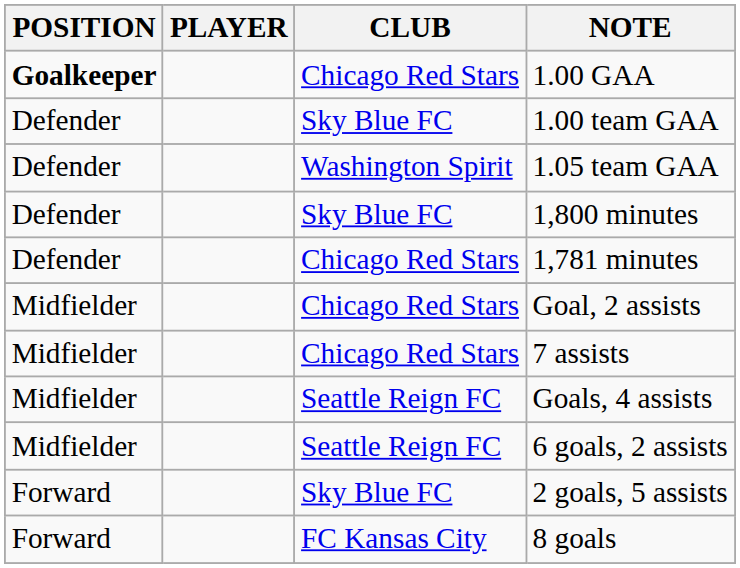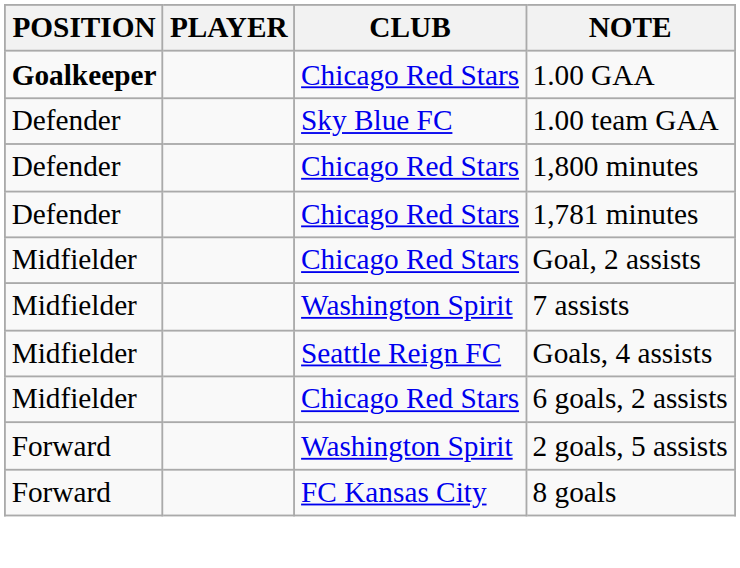- row: (626, 167)
(377, 213) Sky Blue FC -> (410, 167) Chicago Red Stars
(410, 352) Chicago Red Stars -> (407, 306) Washington Spirit
(401, 445) Seattle Reign FC -> (410, 399) Chicago Red Stars
(377, 492) Sky Blue FC -> (407, 445) Washington Spirit
